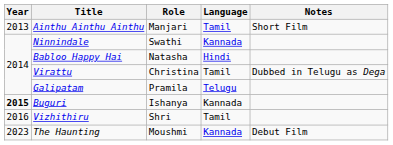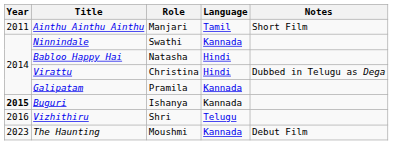(18, 27) 2013 -> (18, 27) 2011
(217, 72) Tamil -> (217, 72) Hindi
(220, 87) Telugu -> (223, 87) Kannada
(217, 117) Tamil -> (220, 117) Telugu
